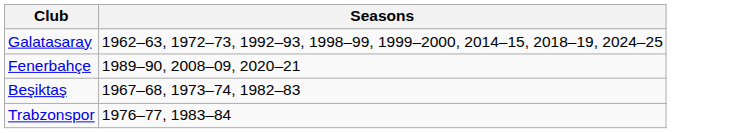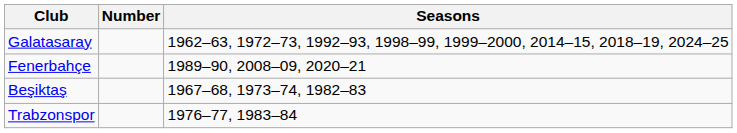+ column: (131, 16)
